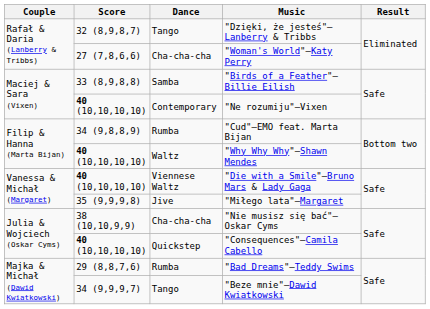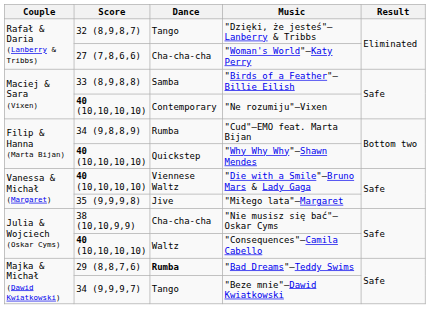(165, 156) Waltz -> (176, 156) Quickstep
(176, 246) Quickstep -> (165, 246) Waltz
(165, 267) normal -> (165, 267) bold
